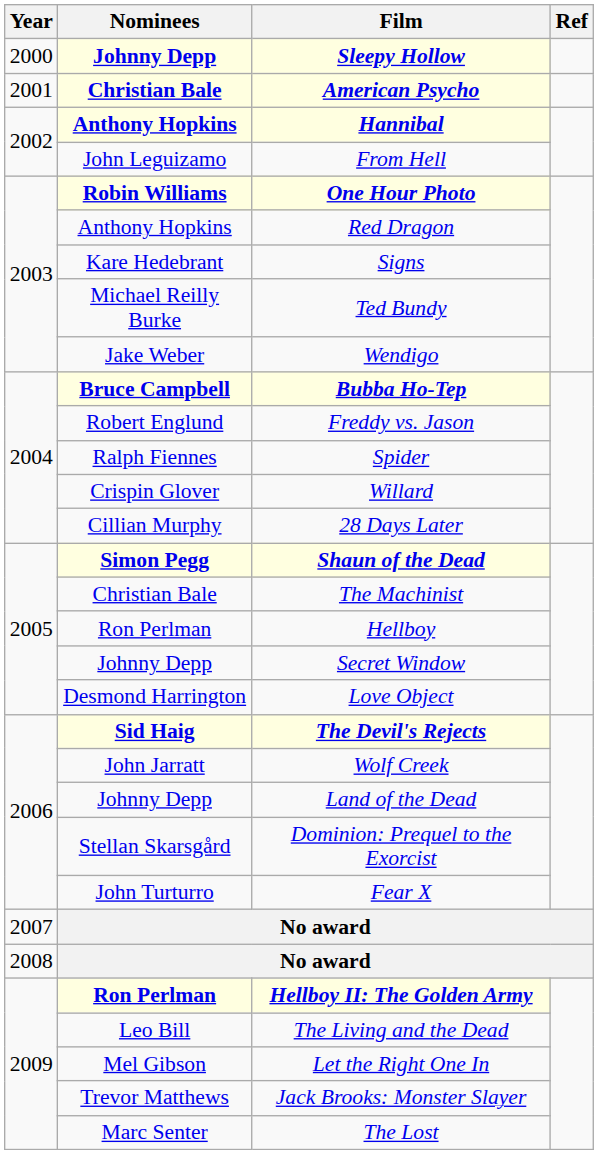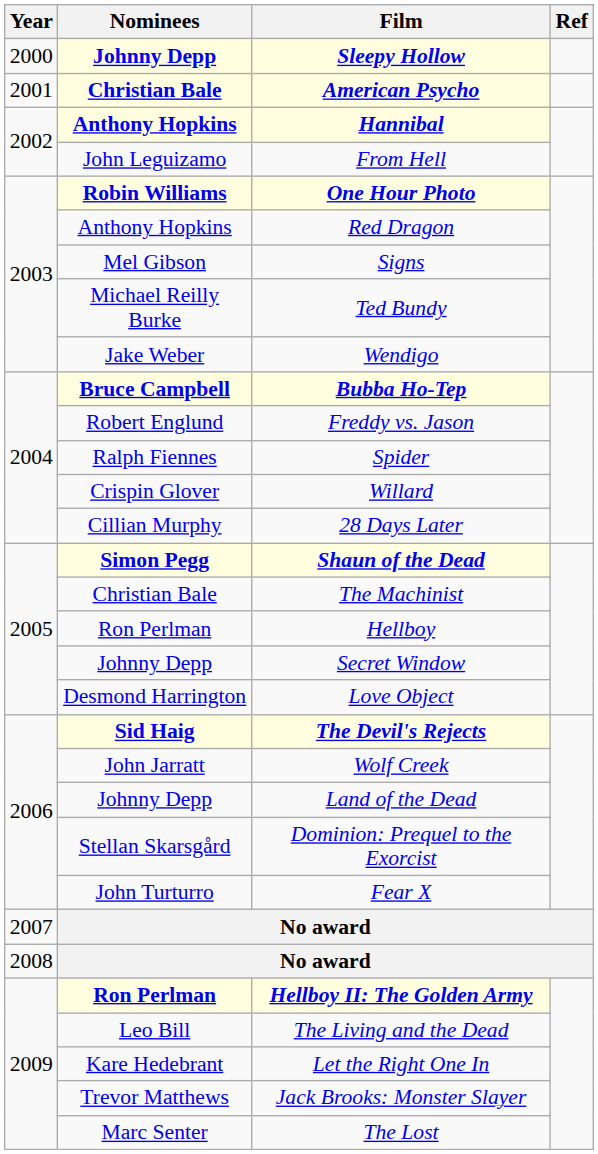(155, 261) Kare Hedebrant -> (155, 261) Mel Gibson
(155, 1063) Mel Gibson -> (155, 1063) Kare Hedebrant
